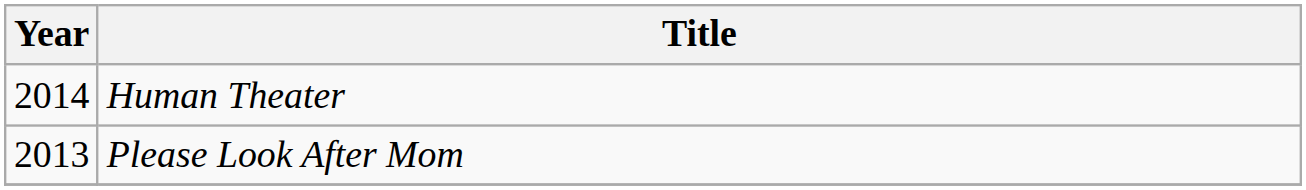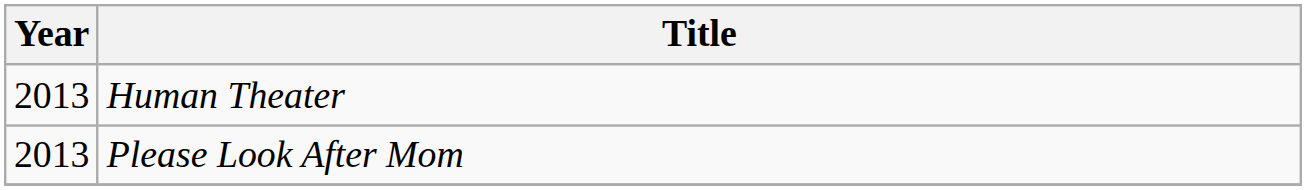(52, 94) 2014 -> (52, 94) 2013
